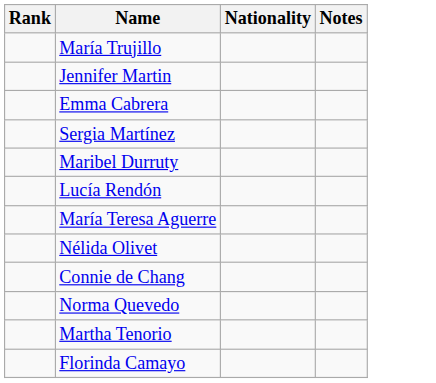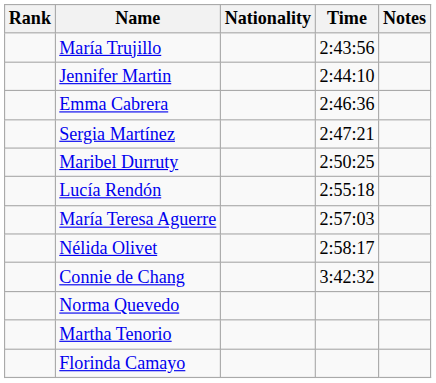+ column: (347, 18)
